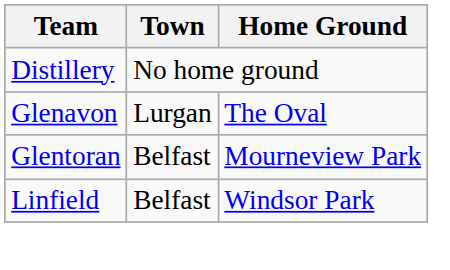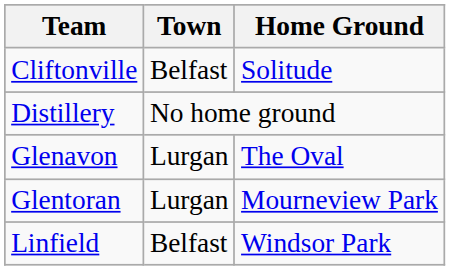+ row: (74, 69)
(172, 156) Belfast -> (189, 199) Lurgan
